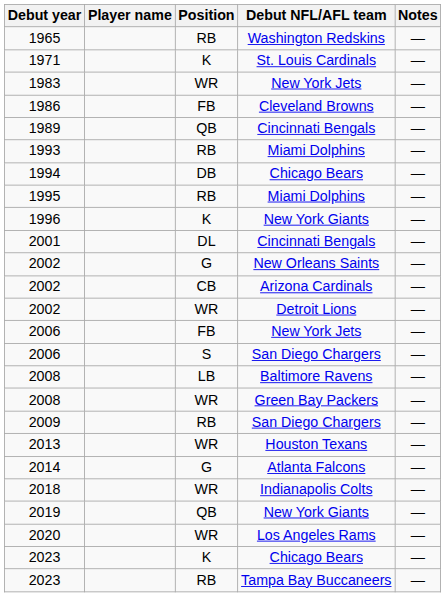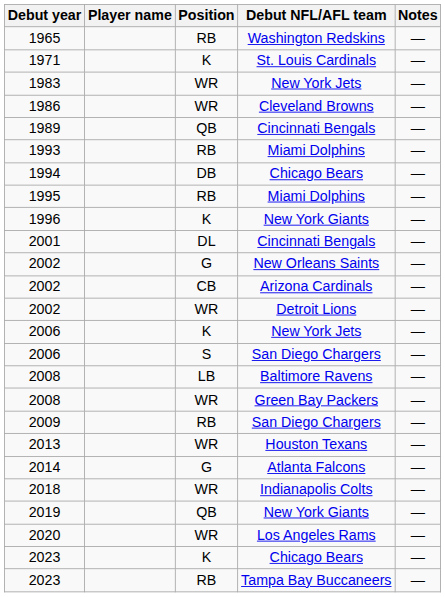(206, 106) FB -> (206, 106) WR
(206, 331) FB -> (206, 331) K
